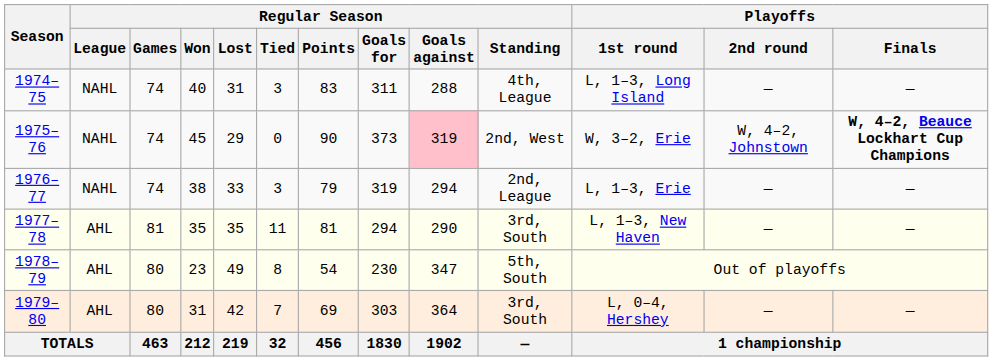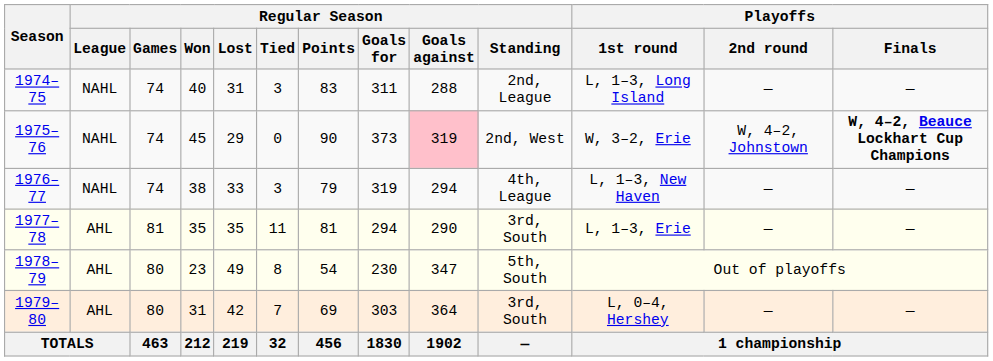(525, 90) 4th, League -> (525, 90) 2nd, League
(525, 189) 2nd, League -> (525, 189) 4th, League
(638, 189) L, 1–3, Erie -> (638, 189) L, 1–3, New Haven
(638, 229) L, 1–3, New Haven -> (638, 229) L, 1–3, Erie
